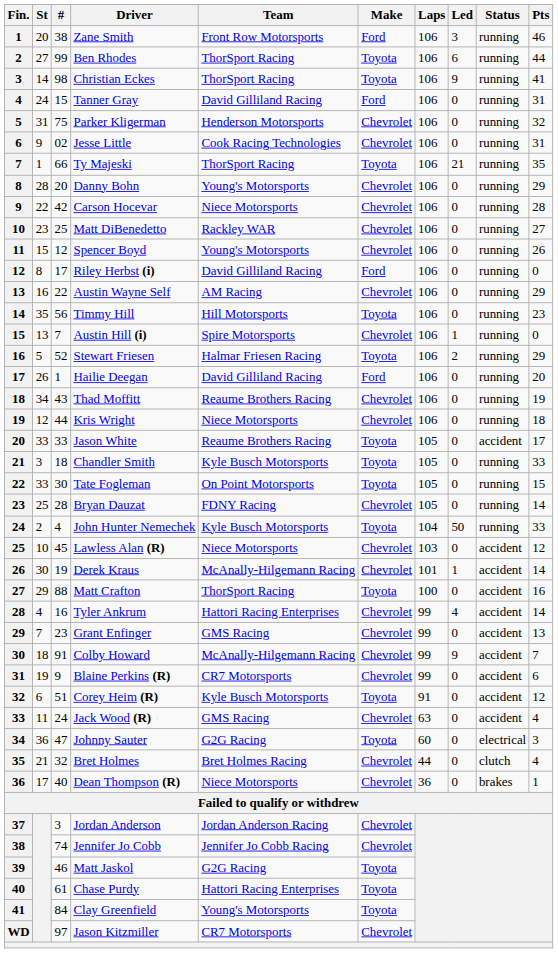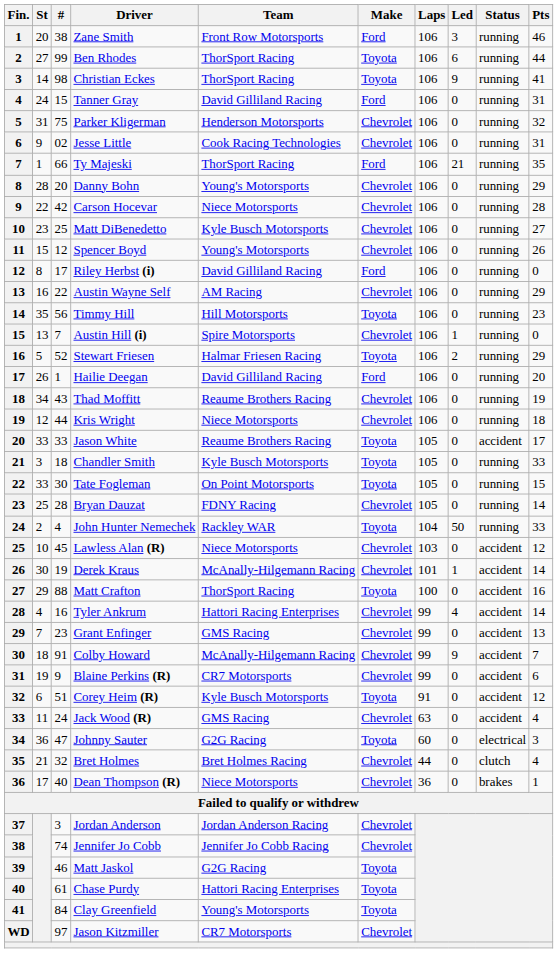(379, 164) Toyota -> (373, 164) Ford
(238, 228) Rackley WAR -> (265, 228) Kyle Busch Motorsports
(265, 526) Kyle Busch Motorsports -> (238, 526) Rackley WAR
